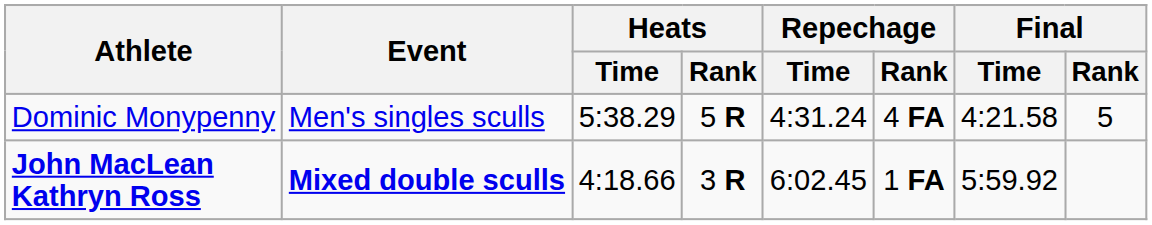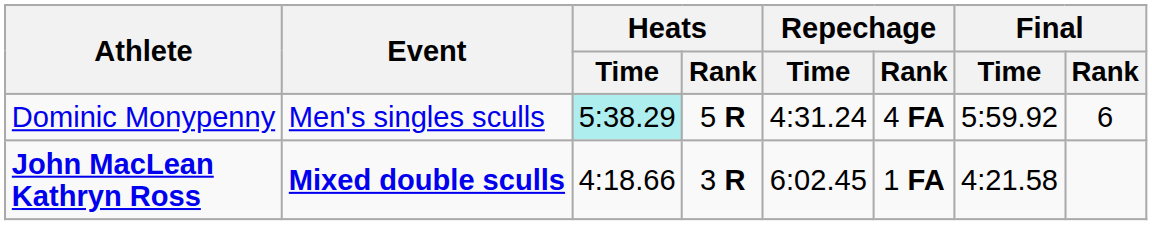(627, 118) no background -> (627, 118) paleturquoise background
(1010, 118) 4:21.58 -> (1010, 118) 5:59.92
(1105, 118) 5 -> (1105, 118) 6
(1010, 180) 5:59.92 -> (1010, 180) 4:21.58
